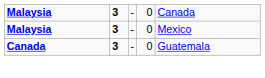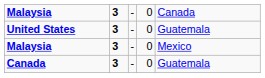+ row: (41, 30)
